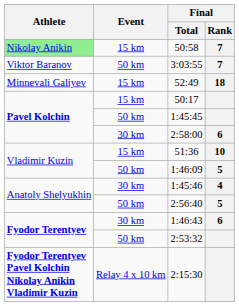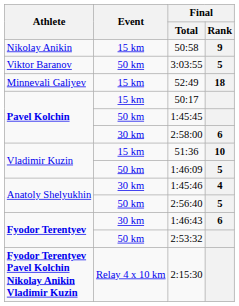(39, 48) lightgreen background -> (39, 48) no background
(220, 48) 7 -> (220, 48) 9
(220, 65) 7 -> (220, 65) 5
